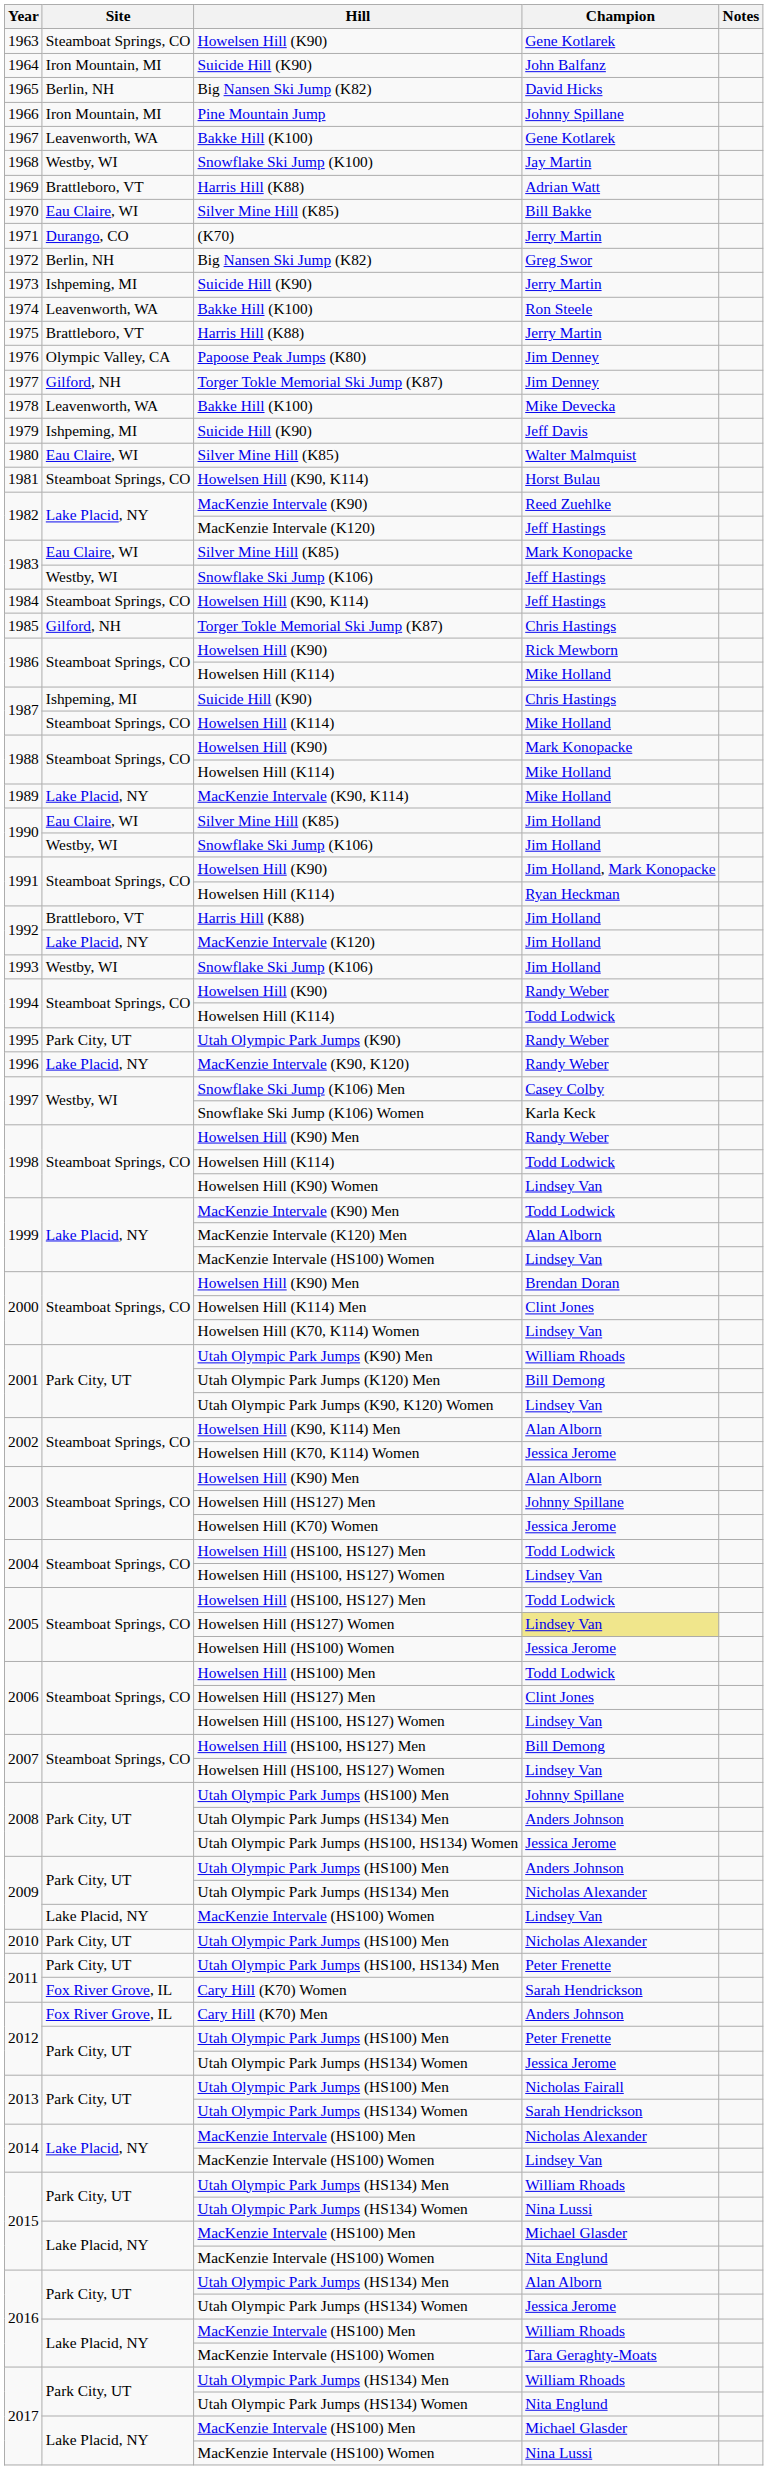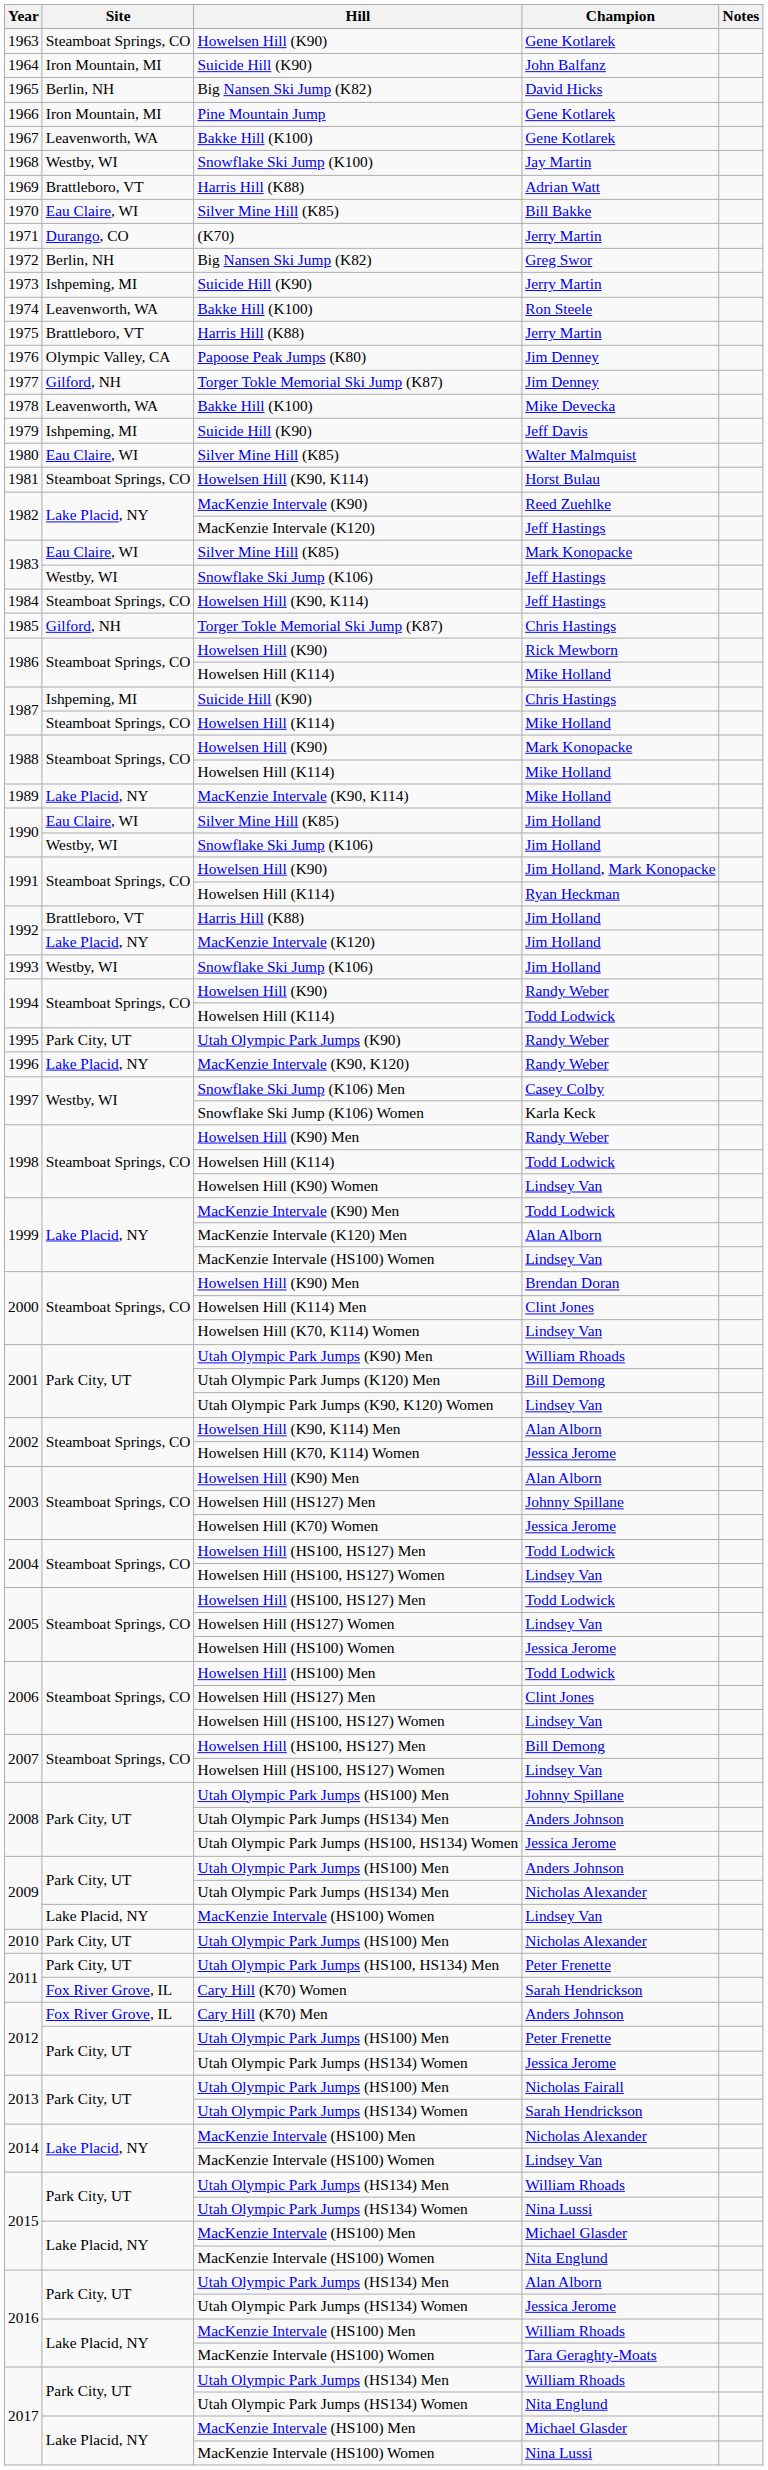(575, 114) Johnny Spillane -> (570, 114) Gene Kotlarek
(564, 1624) khaki background -> (564, 1624) no background
